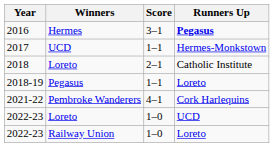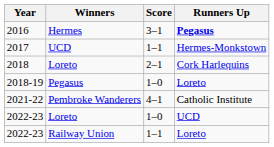(214, 64) Catholic Institute -> (213, 64) Cork Harlequins
(154, 82) 1–1 -> (154, 82) 1–0
(213, 99) Cork Harlequins -> (214, 99) Catholic Institute
(154, 133) 1–0 -> (154, 133) 1–1
